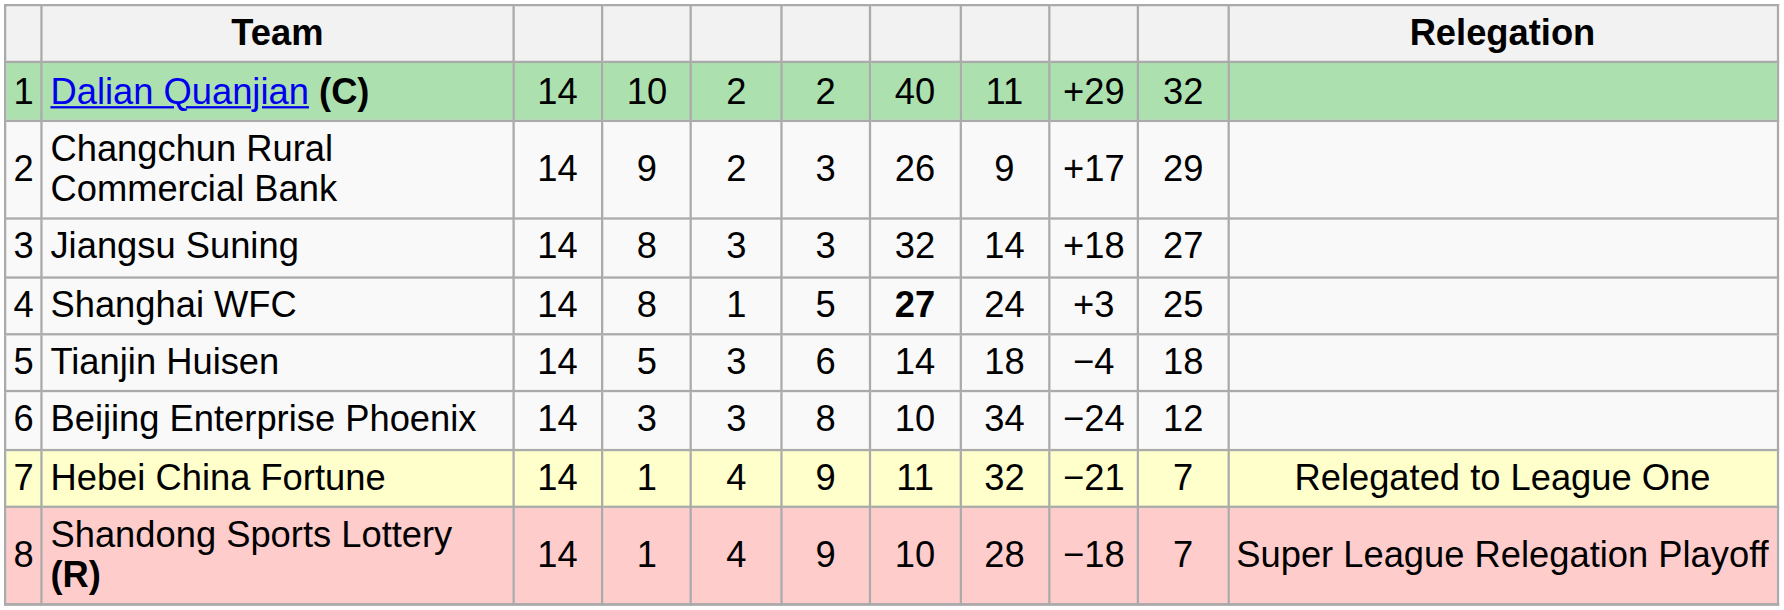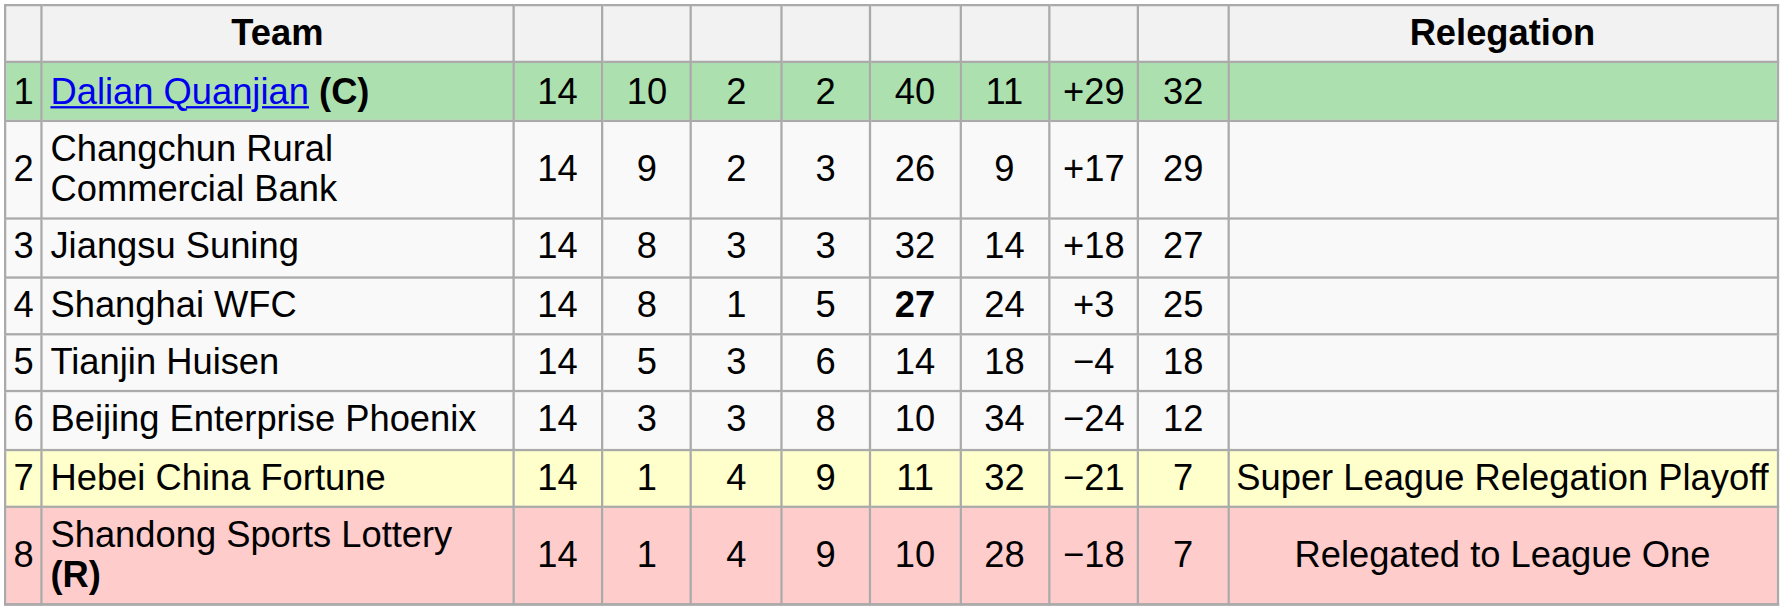(1502, 477) Relegated to League One -> (1502, 477) Super League Relegation Playoff
(1502, 555) Super League Relegation Playoff -> (1502, 555) Relegated to League One
